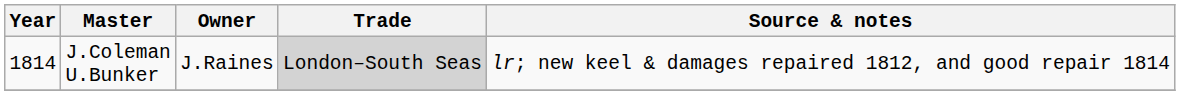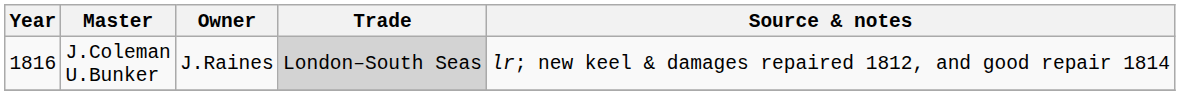(33, 64) 1814 -> (33, 64) 1816
